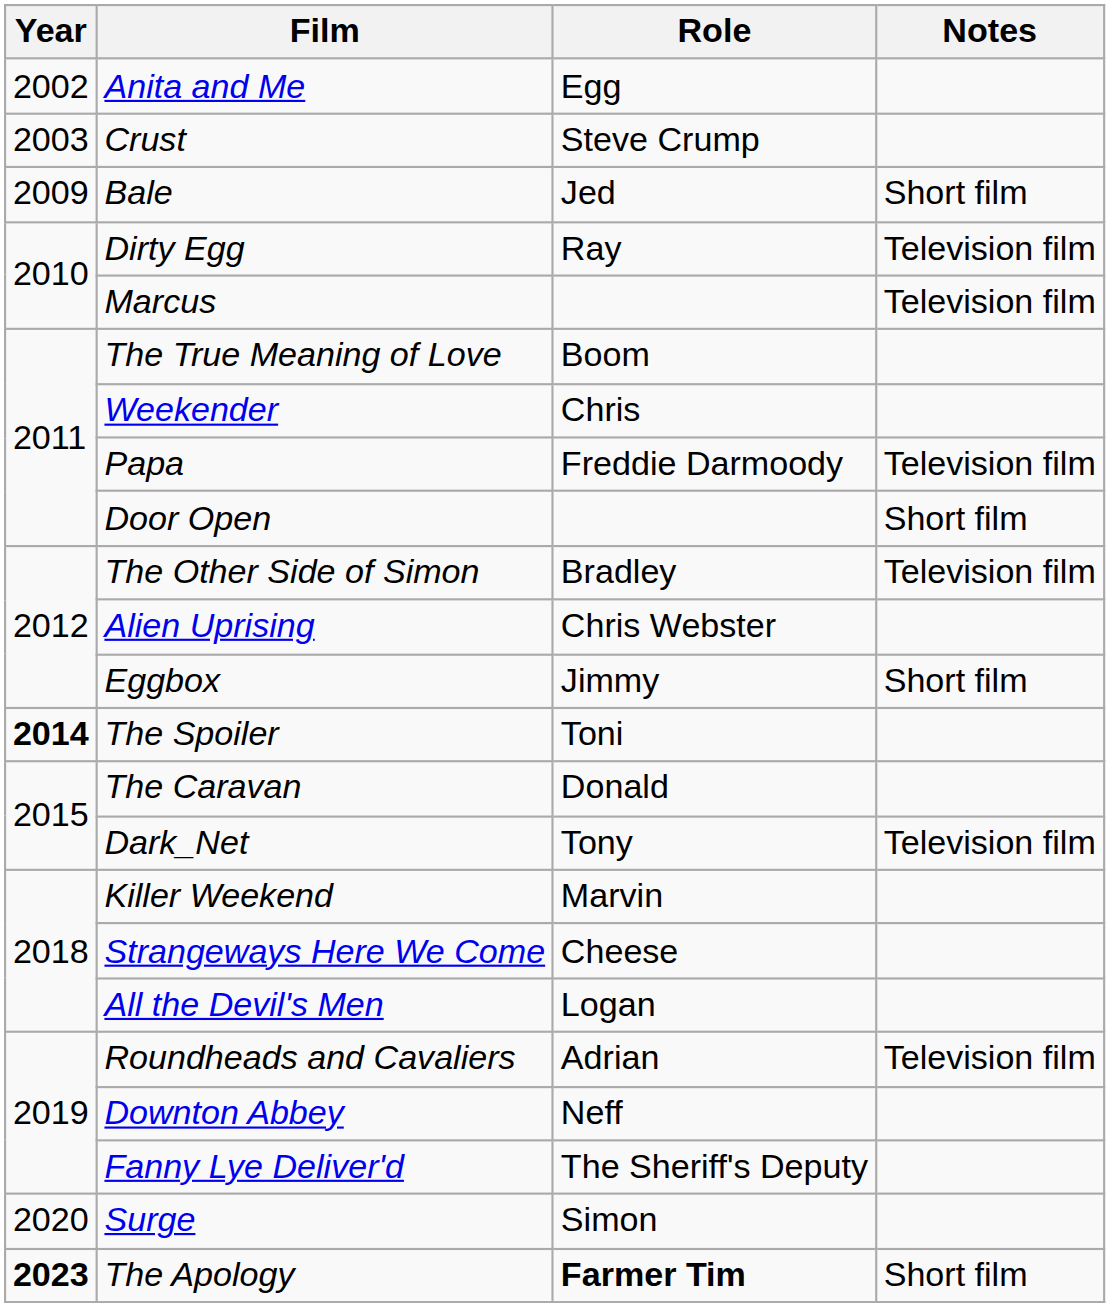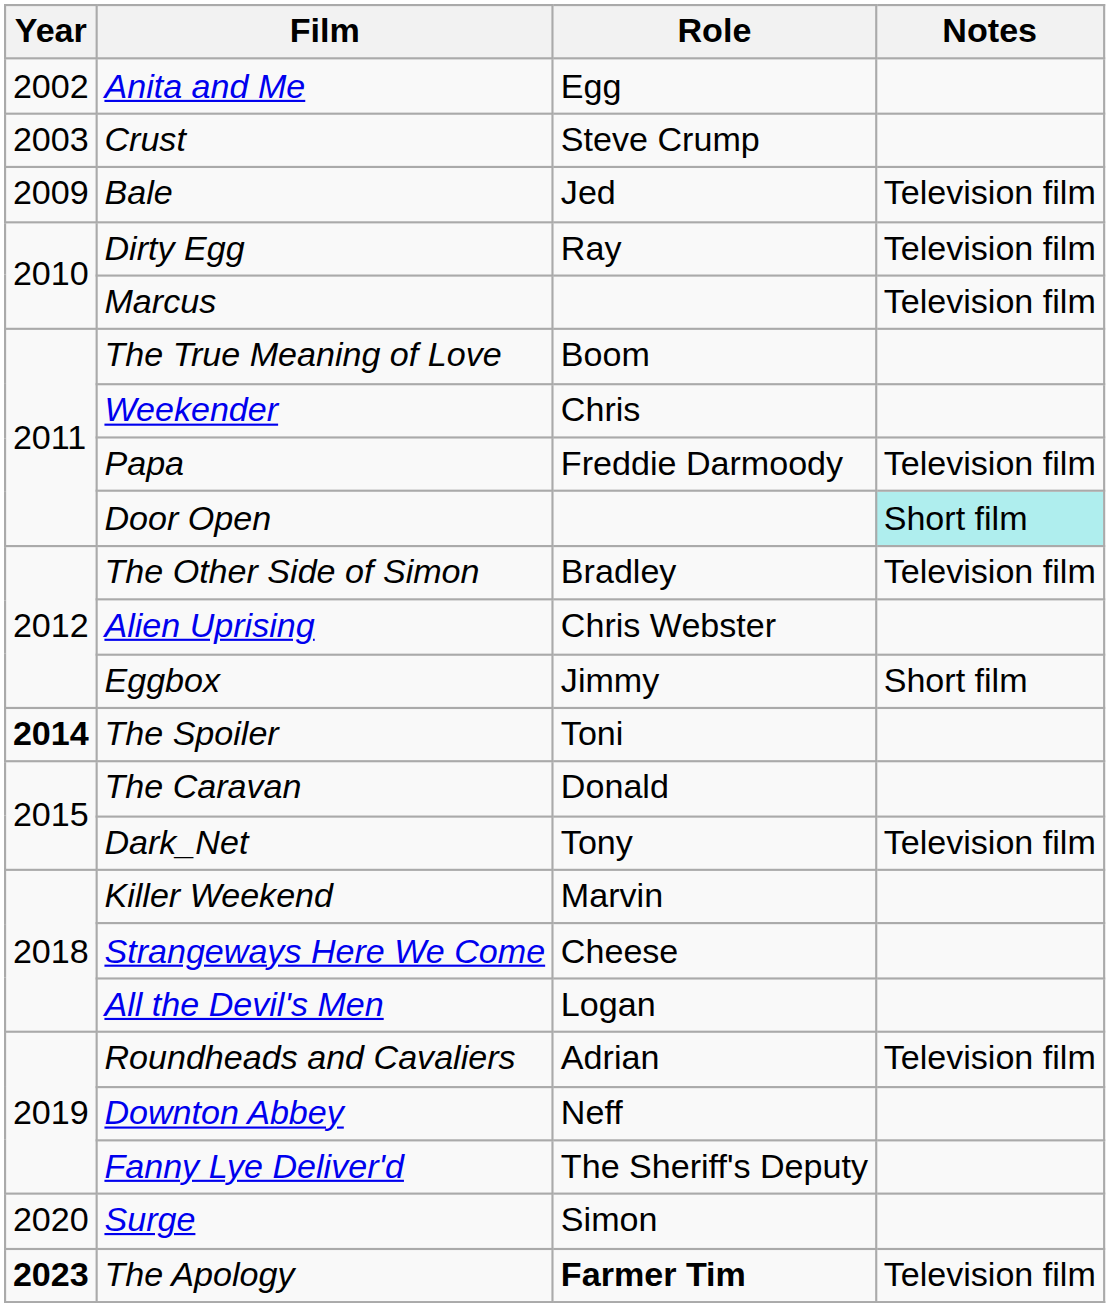(956, 193) Short film -> (990, 193) Television film
(956, 517) no background -> (956, 517) paleturquoise background
(956, 1274) Short film -> (990, 1274) Television film
